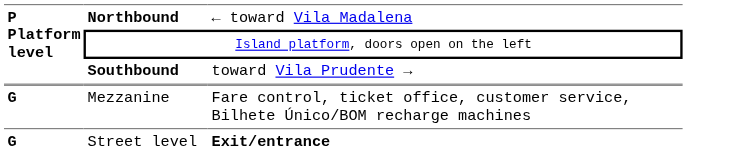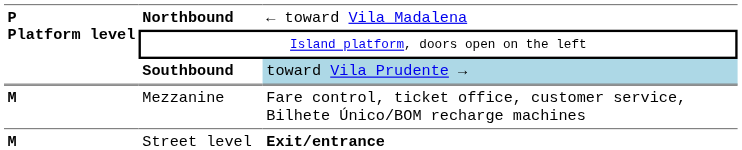(312, 71) no background -> (367, 71) lightblue background
(12, 98) G -> (12, 98) M
(12, 141) G -> (12, 141) M
